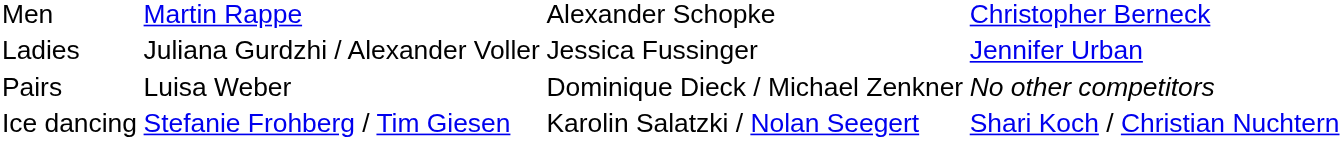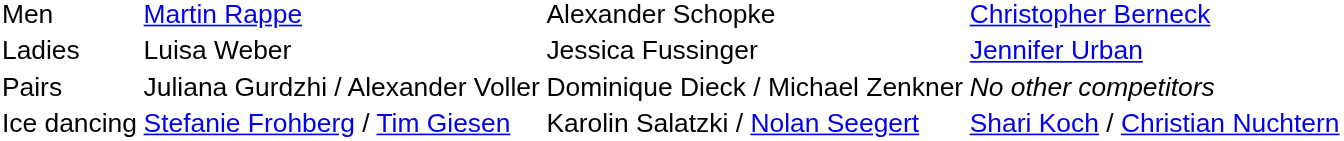(342, 50) Juliana Gurdzhi / Alexander Voller -> (217, 50) Luisa Weber
(217, 87) Luisa Weber -> (342, 87) Juliana Gurdzhi / Alexander Voller
